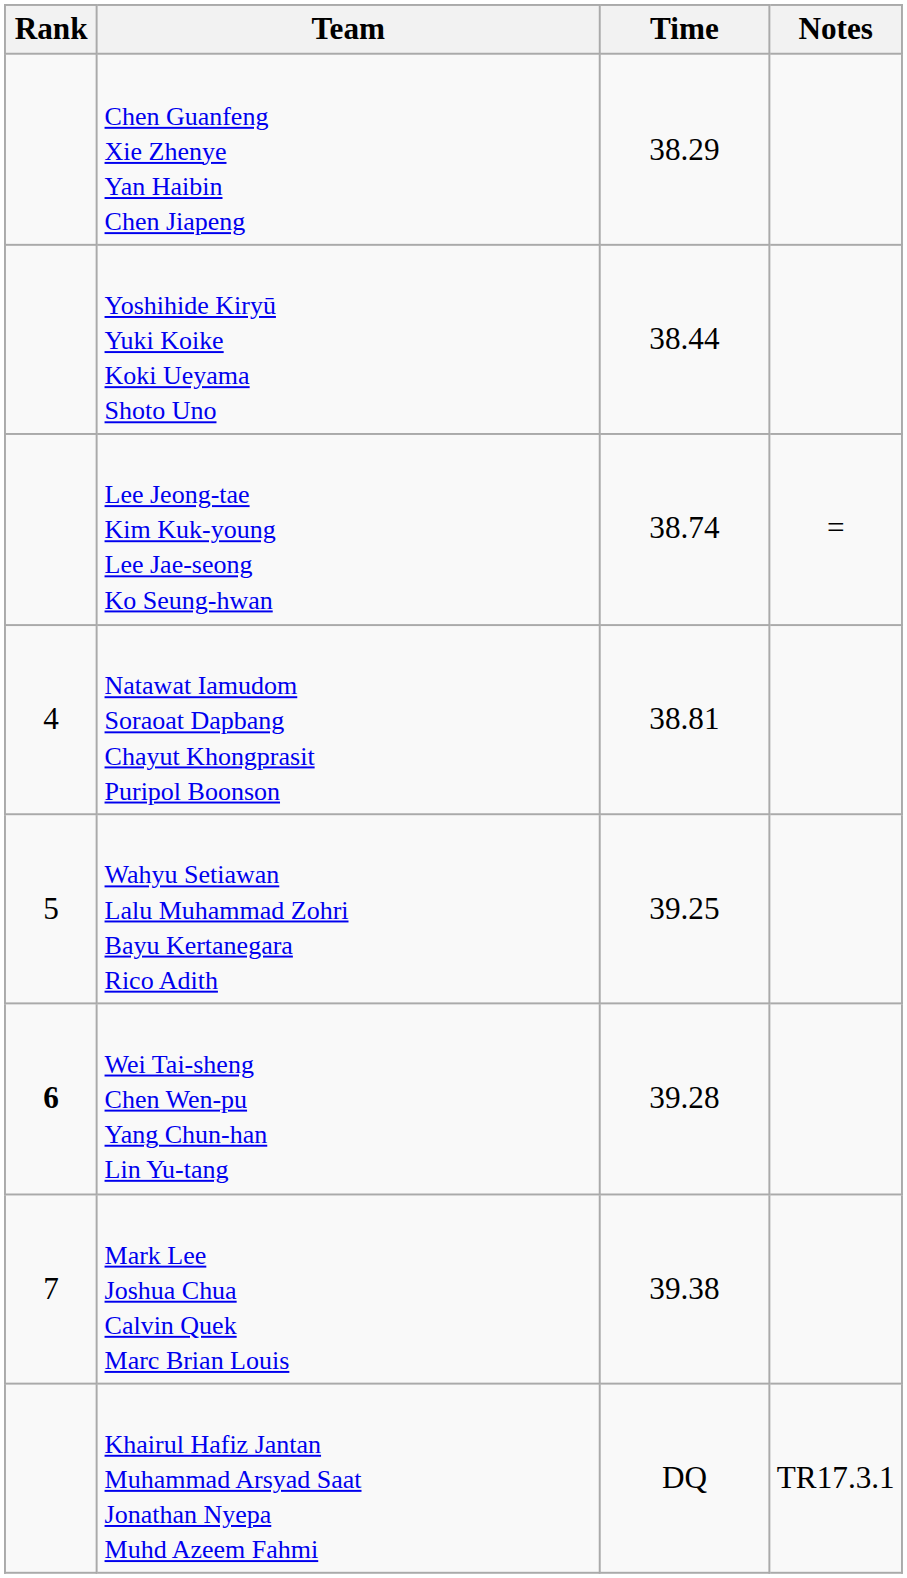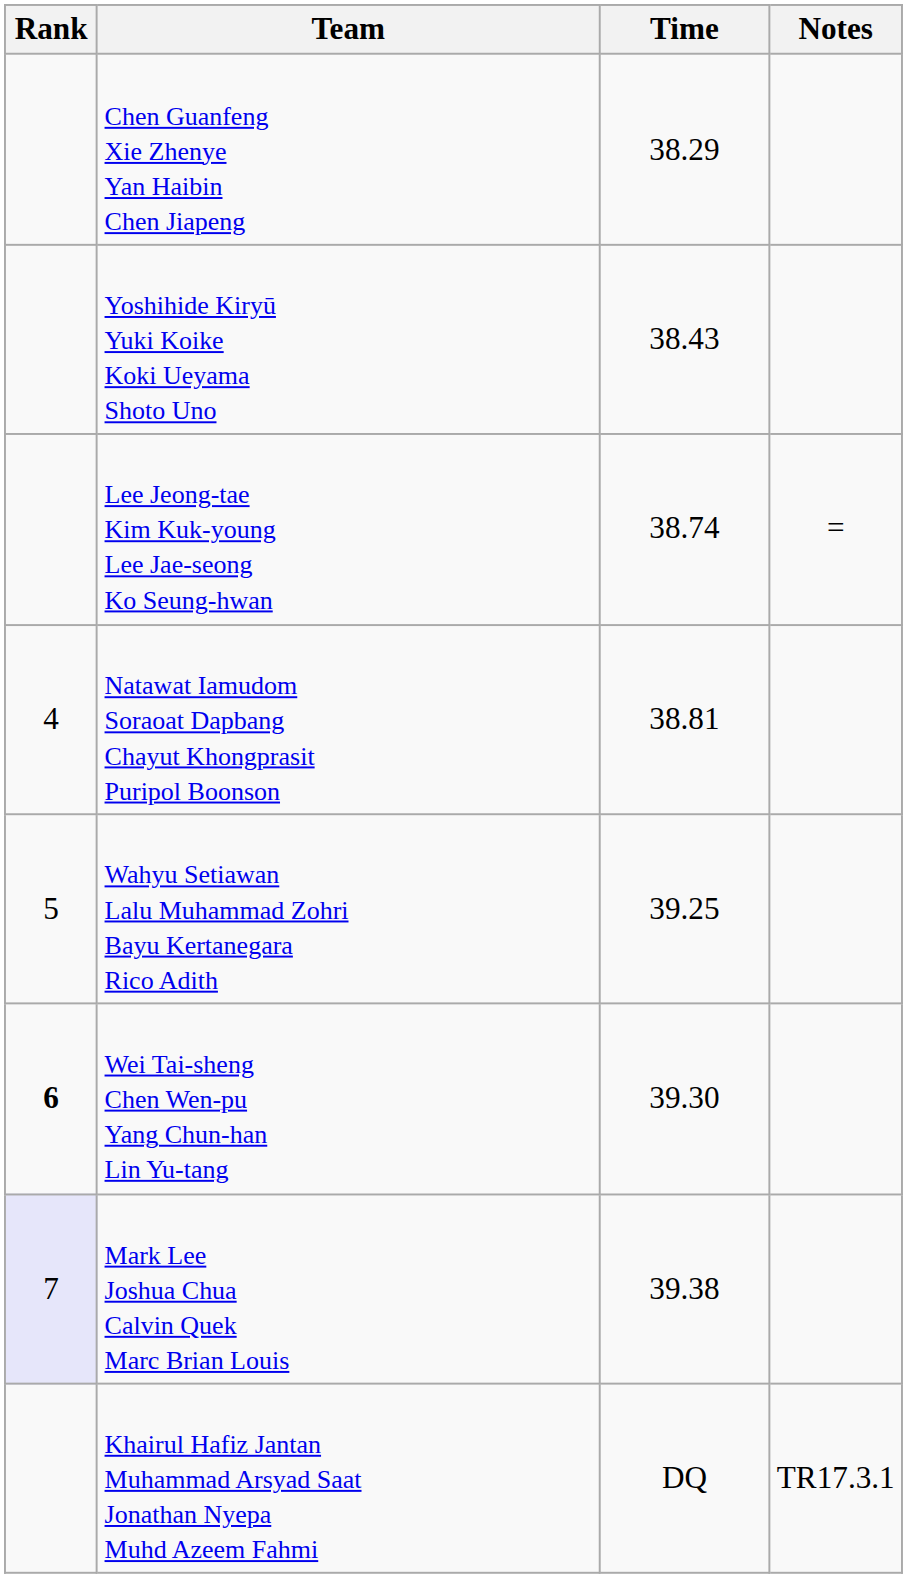(684, 338) 38.44 -> (684, 338) 38.43
(684, 1098) 39.28 -> (684, 1098) 39.30
(51, 1288) no background -> (51, 1288) lavender background
